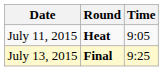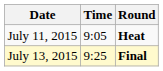columns swapped: (141, 14) <-> (102, 14)
